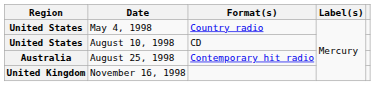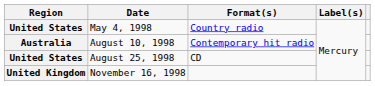(46, 42) United States -> (46, 42) Australia
(196, 42) CD -> (252, 42) Contemporary hit radio
(46, 58) Australia -> (46, 58) United States
(252, 58) Contemporary hit radio -> (196, 58) CD
